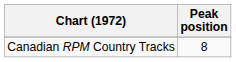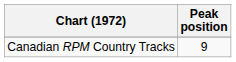(204, 47) 8 -> (204, 47) 9
